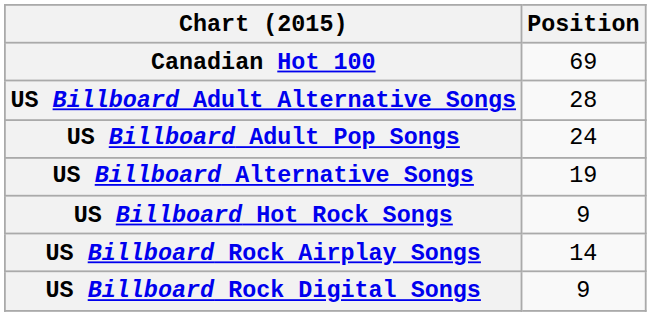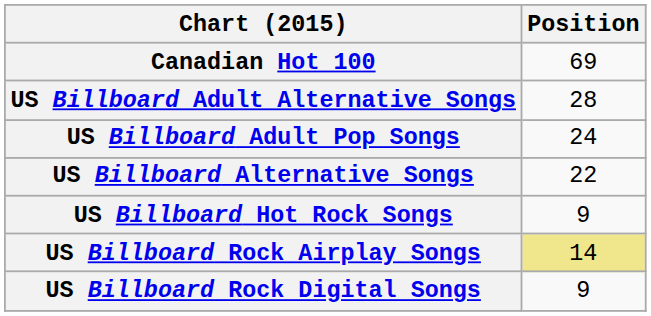(583, 177) 19 -> (583, 177) 22
(583, 253) no background -> (583, 253) khaki background
